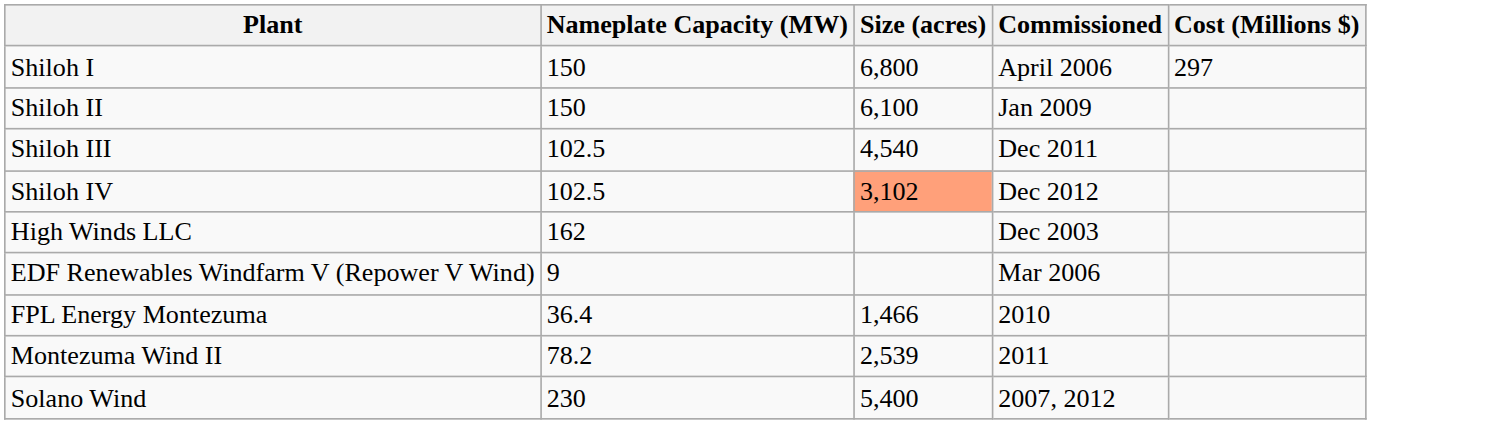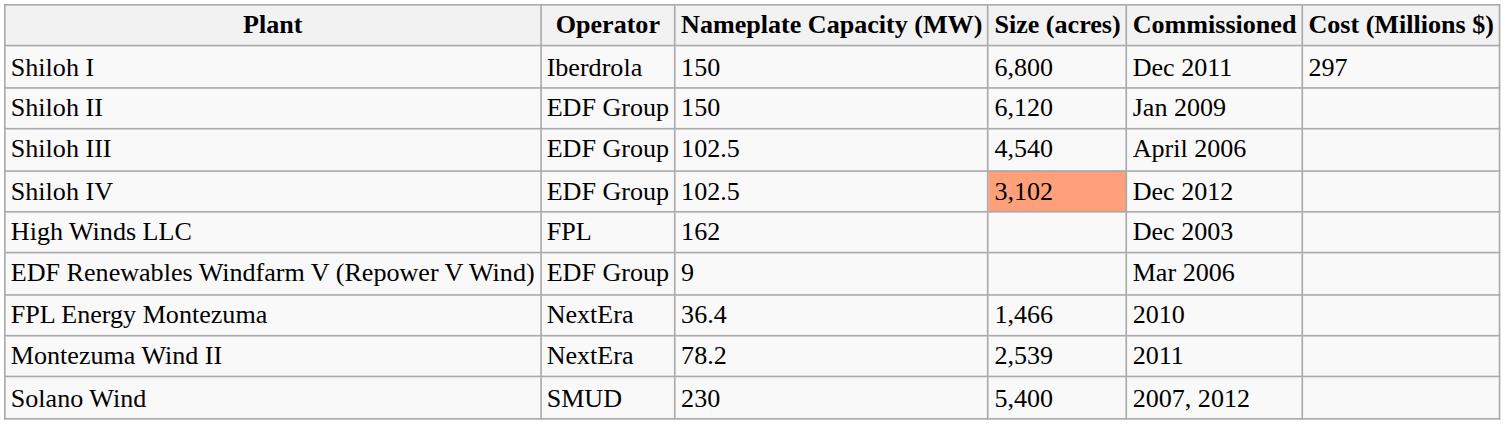+ column: (608, 25)
(1055, 66) April 2006 -> (1183, 66) Dec 2011
(889, 107) 6,100 -> (1024, 107) 6,120
(1048, 149) Dec 2011 -> (1190, 149) April 2006
